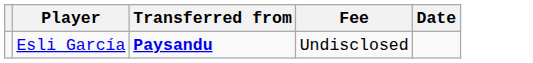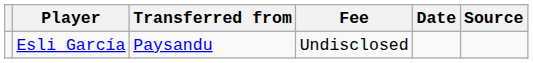+ column: (494, 18)
(173, 45) bold -> (173, 45) normal
